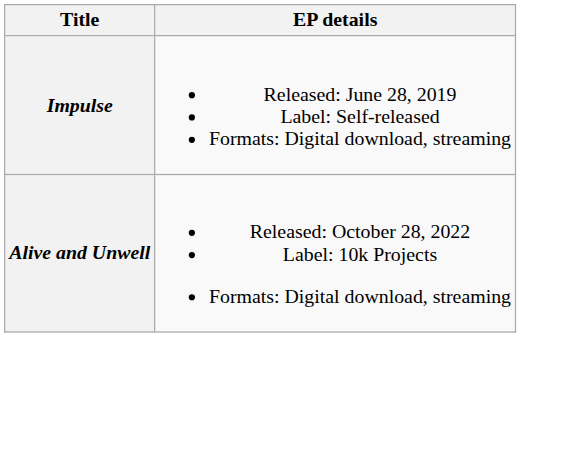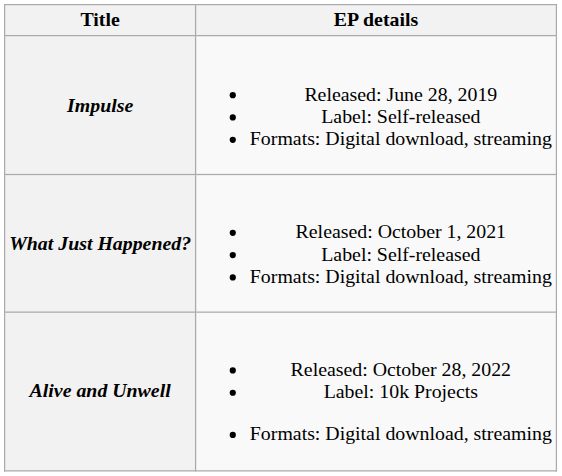+ row: (100, 243)
